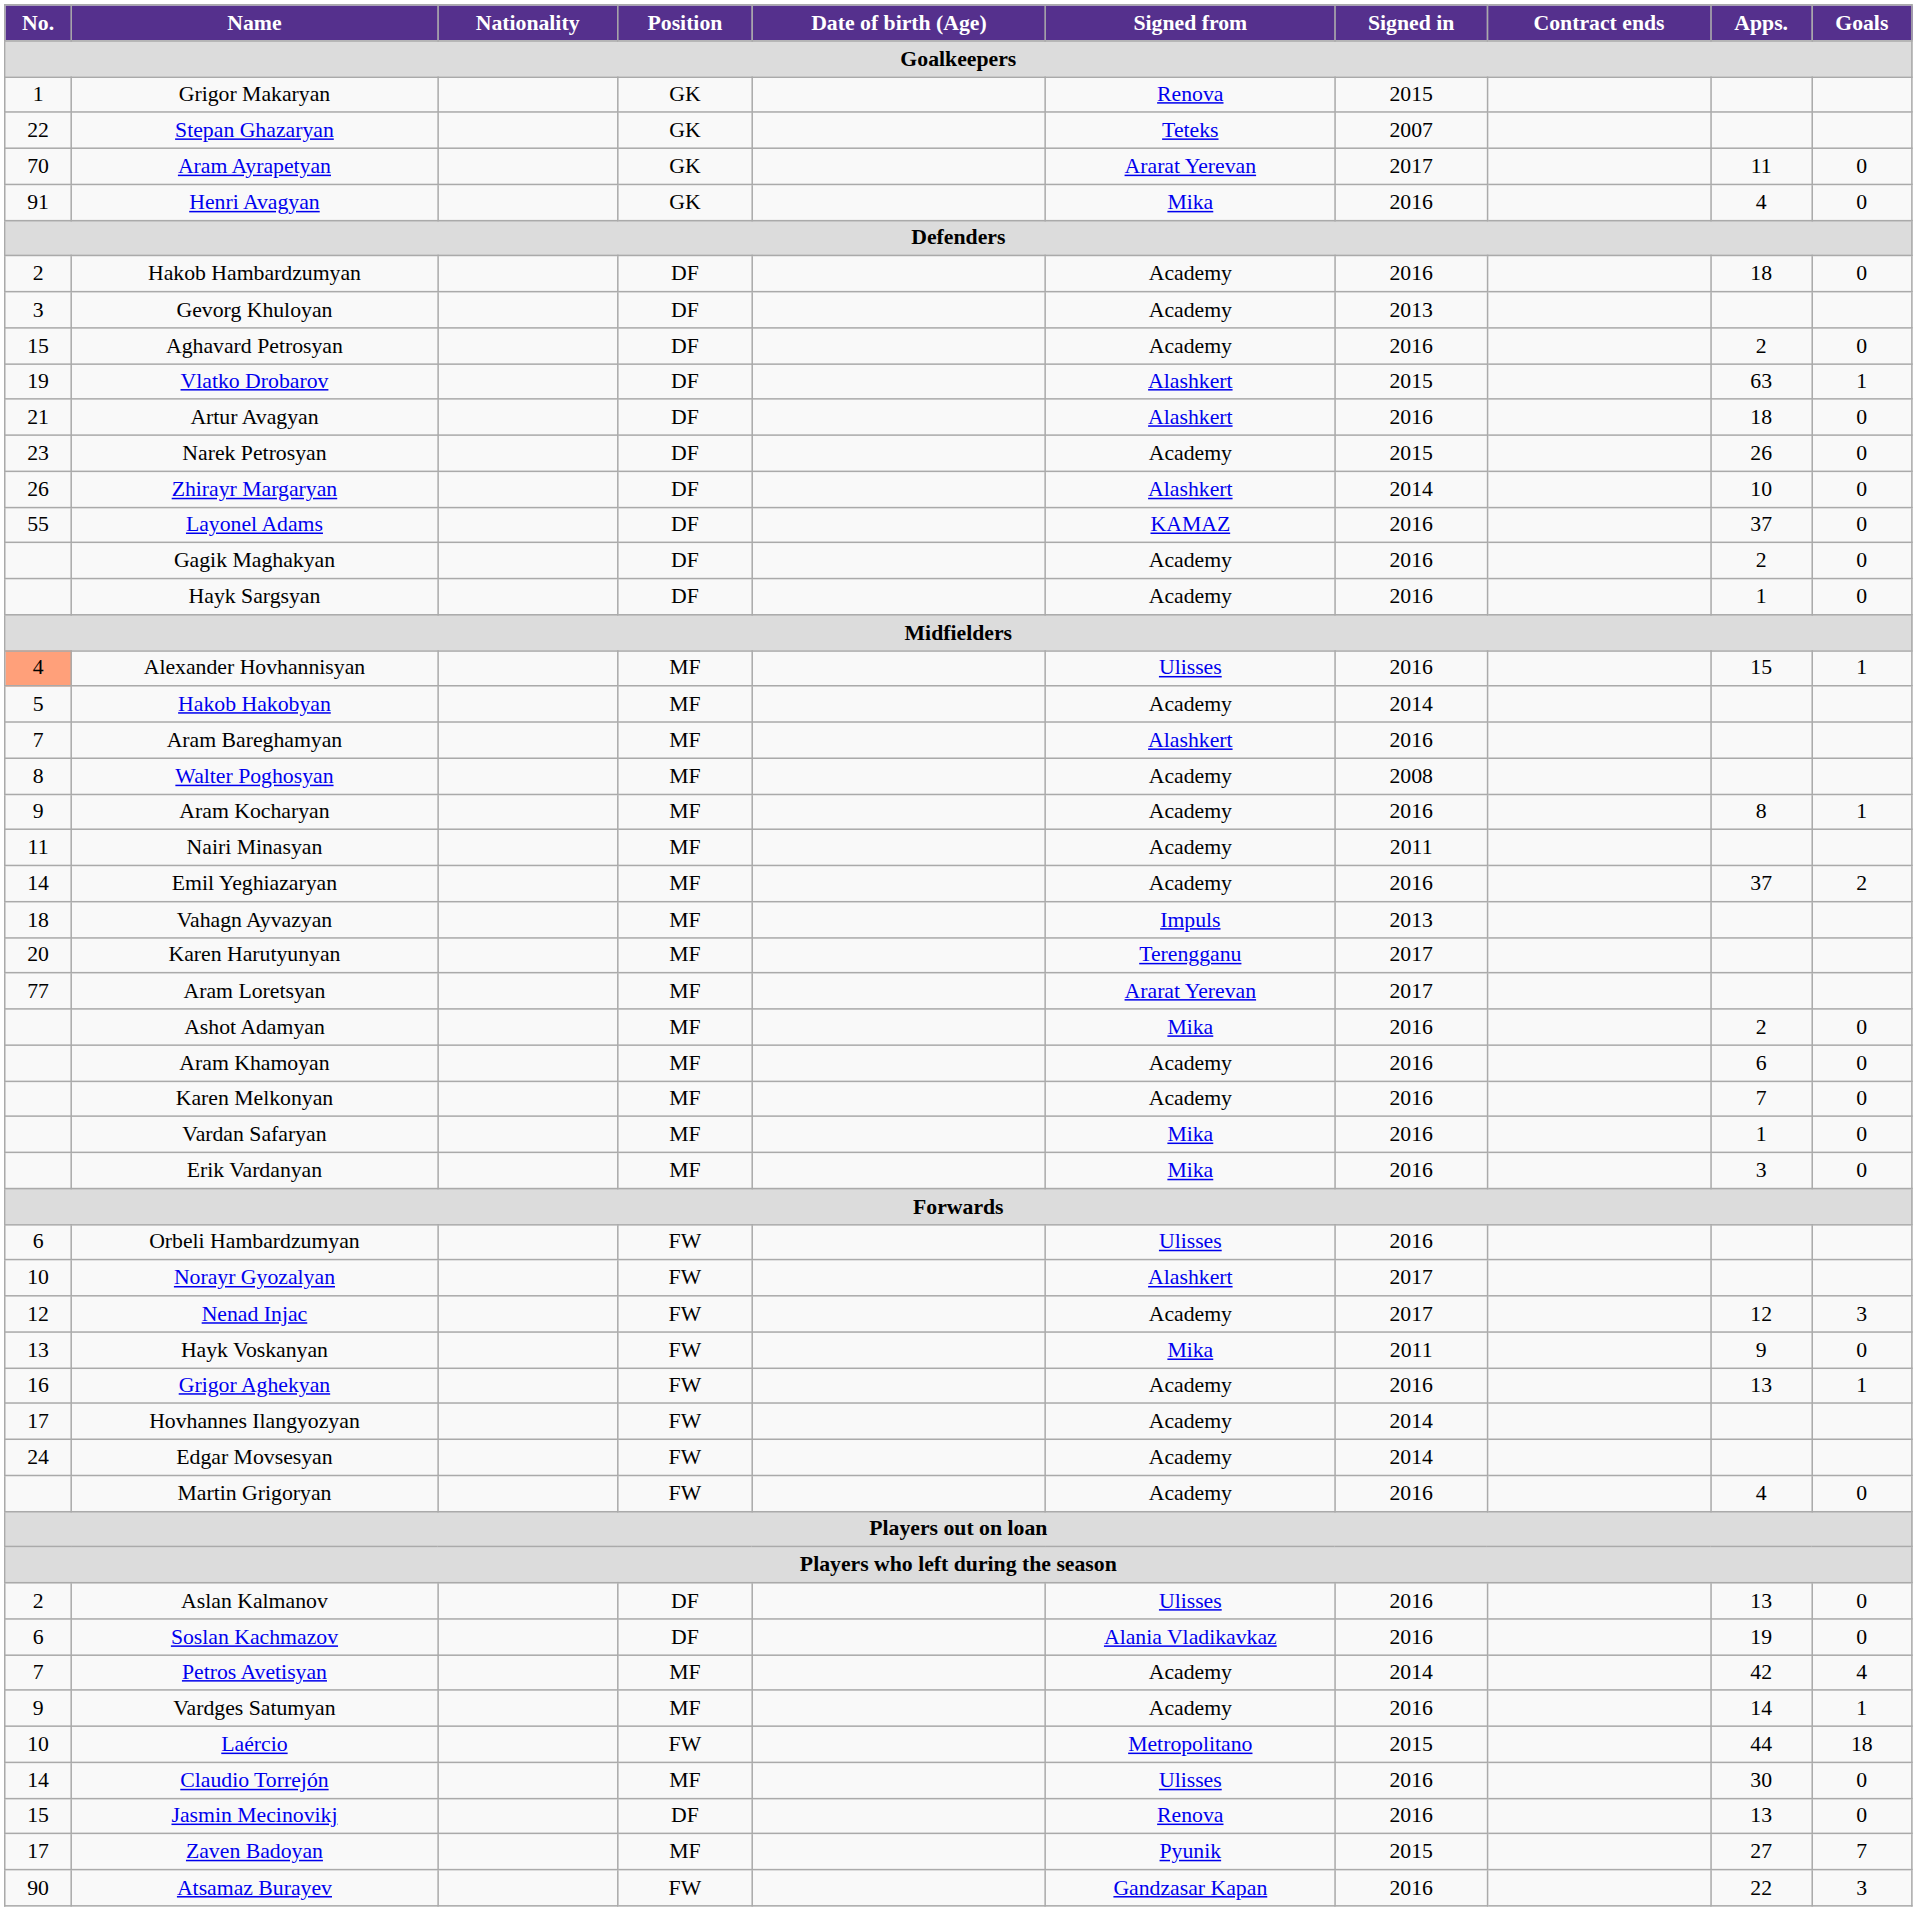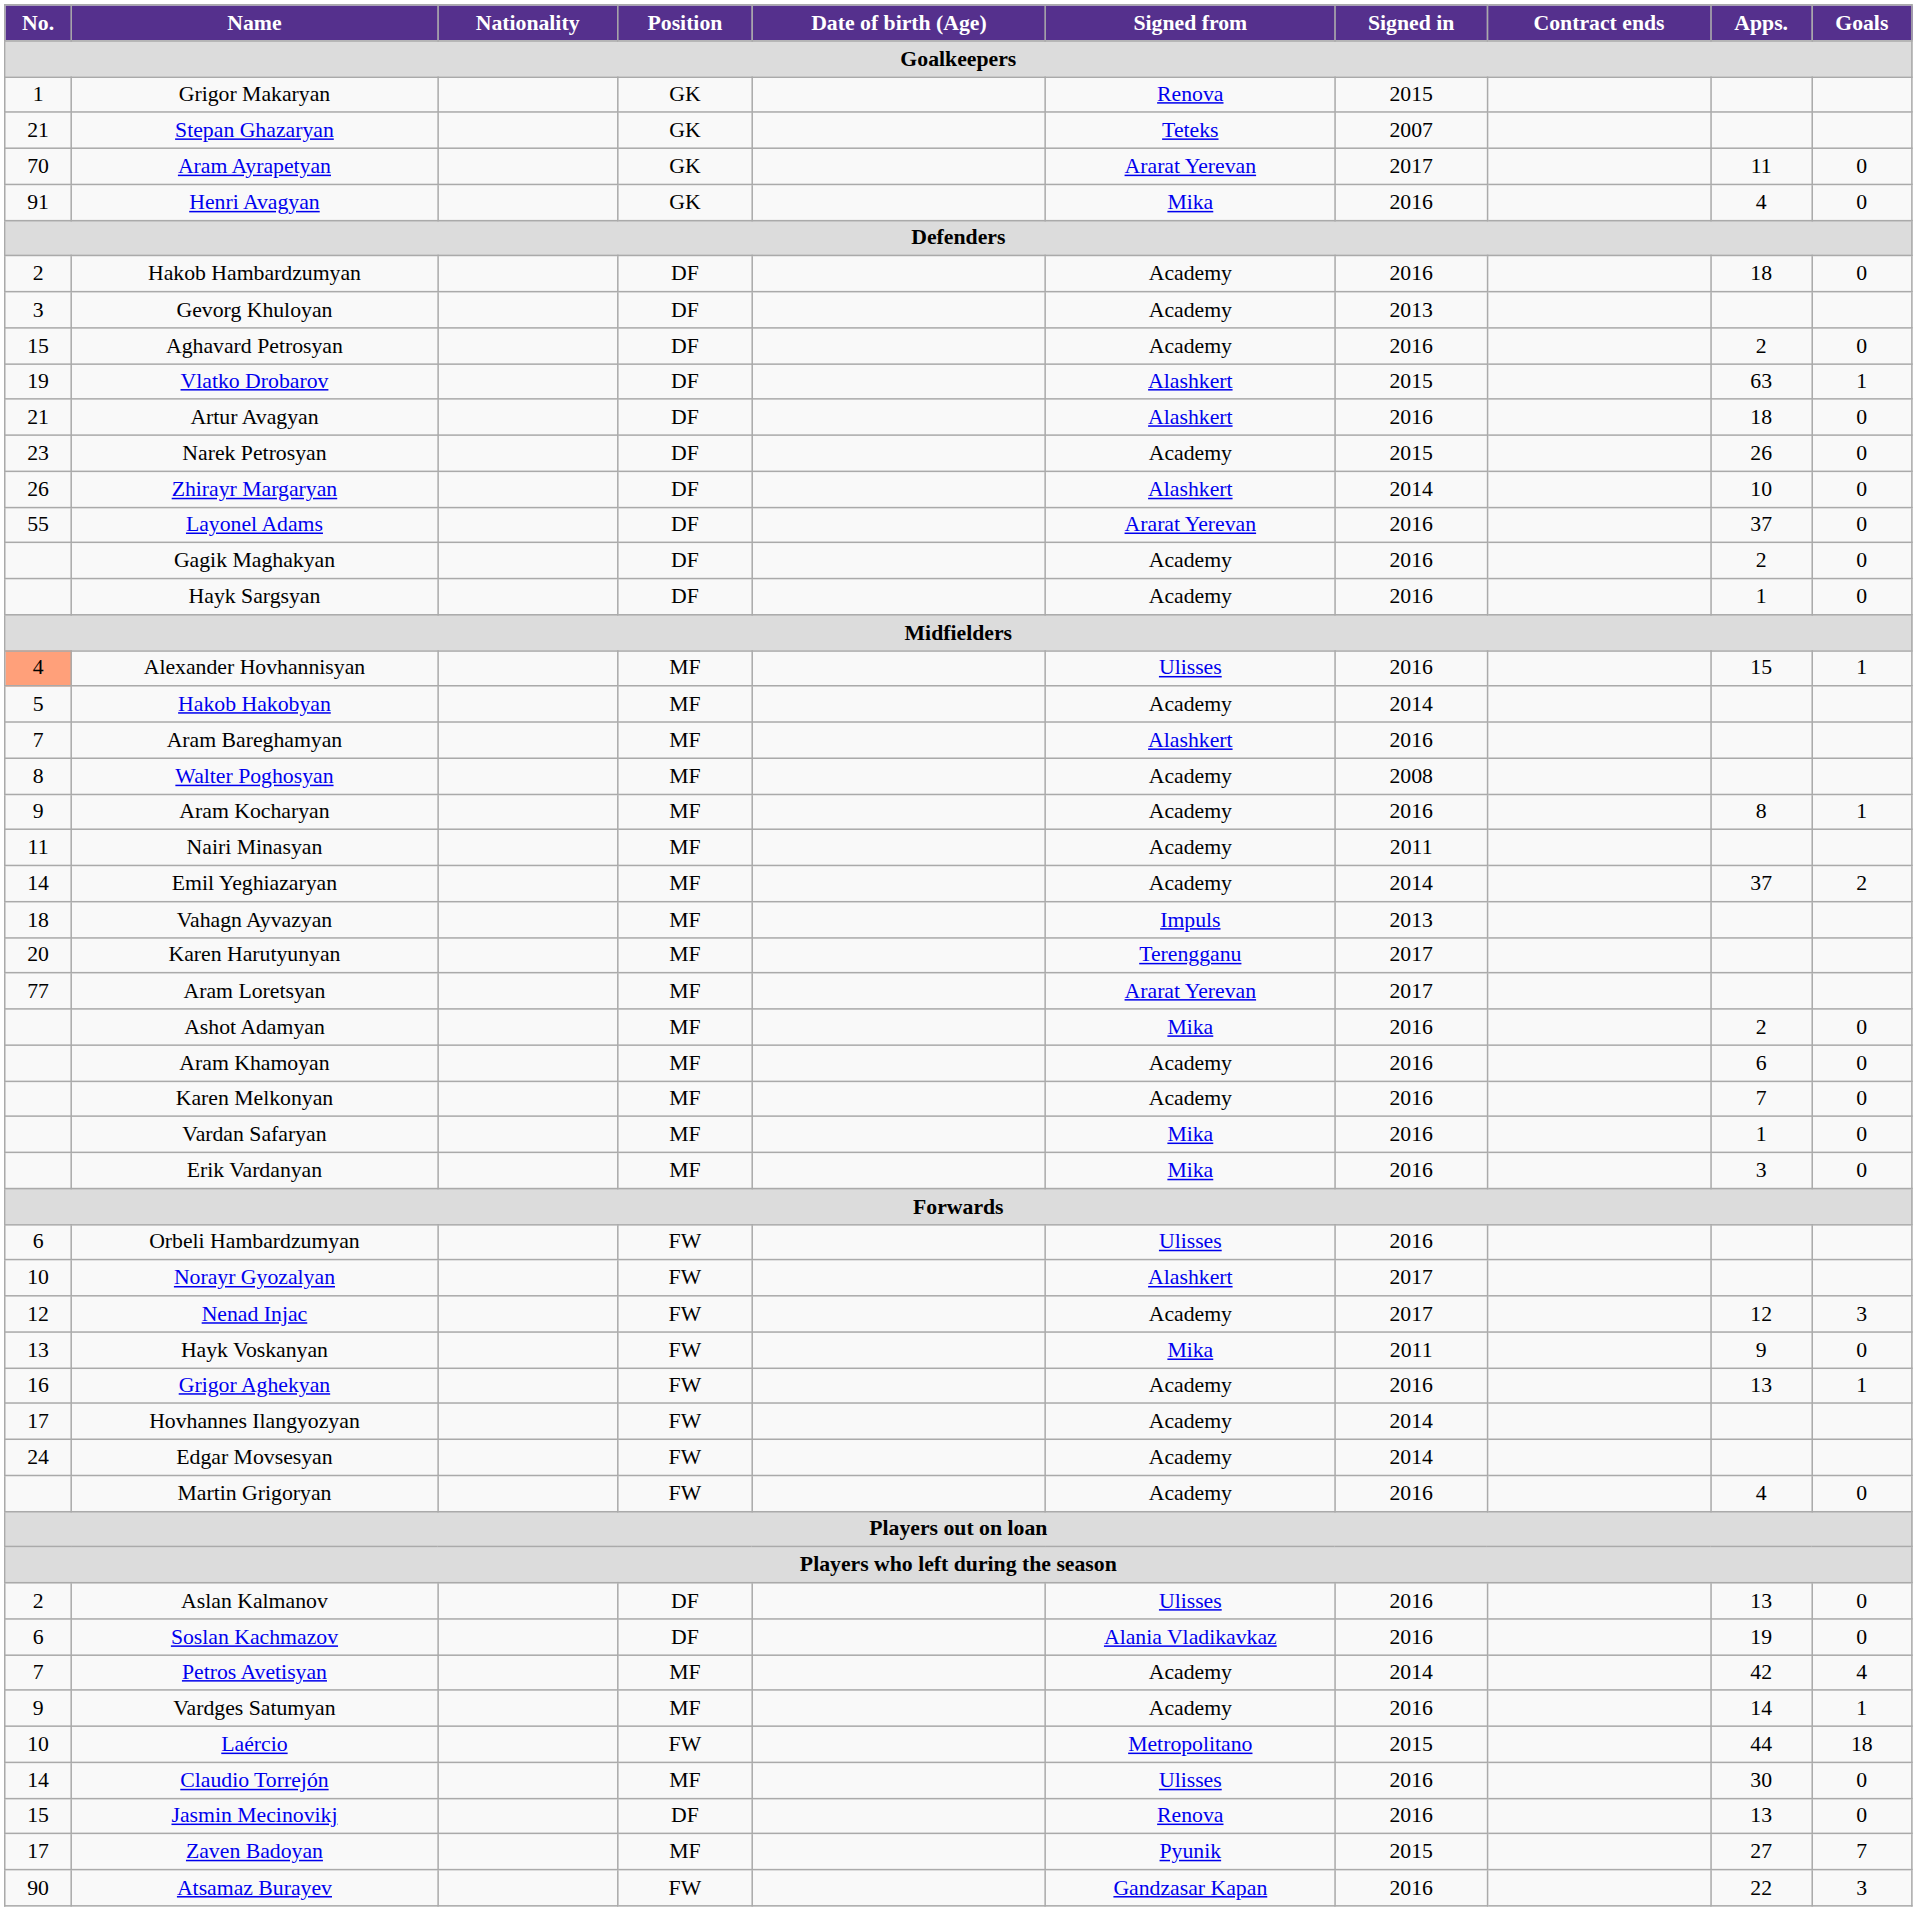(38, 130) 22 -> (38, 130) 21
(1190, 524) KAMAZ -> (1190, 524) Ararat Yerevan
(1411, 883) 2016 -> (1411, 883) 2014
